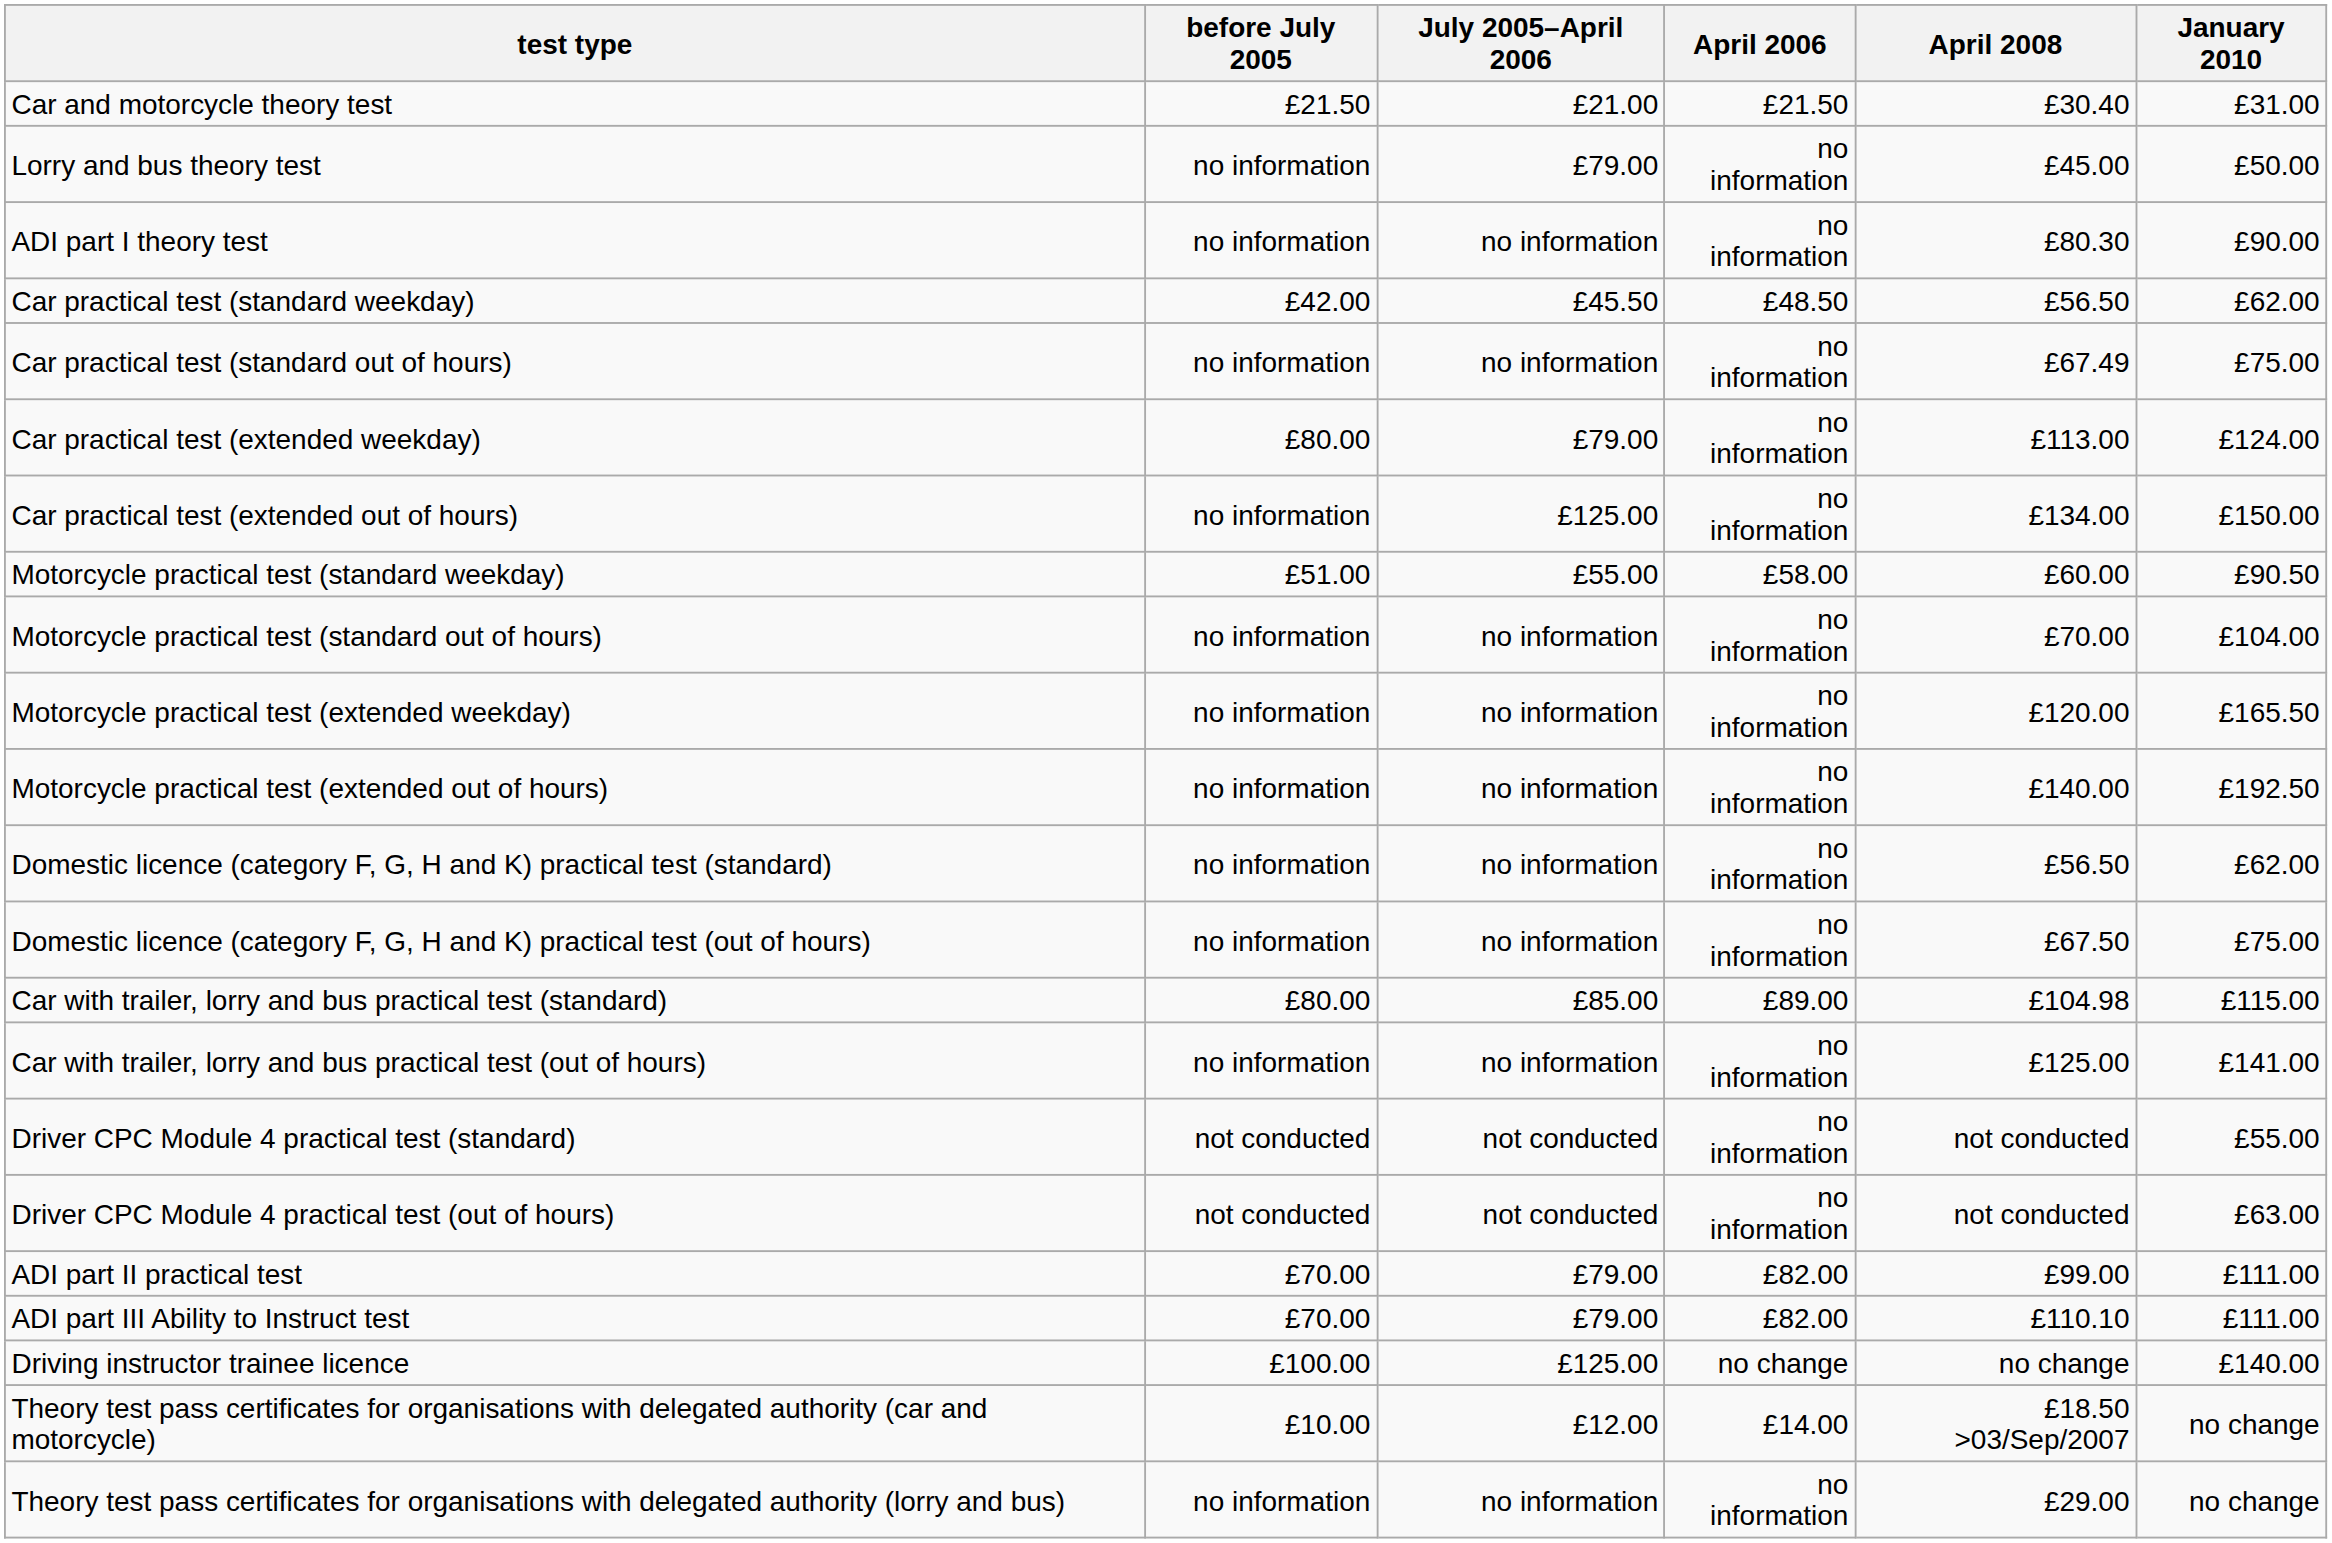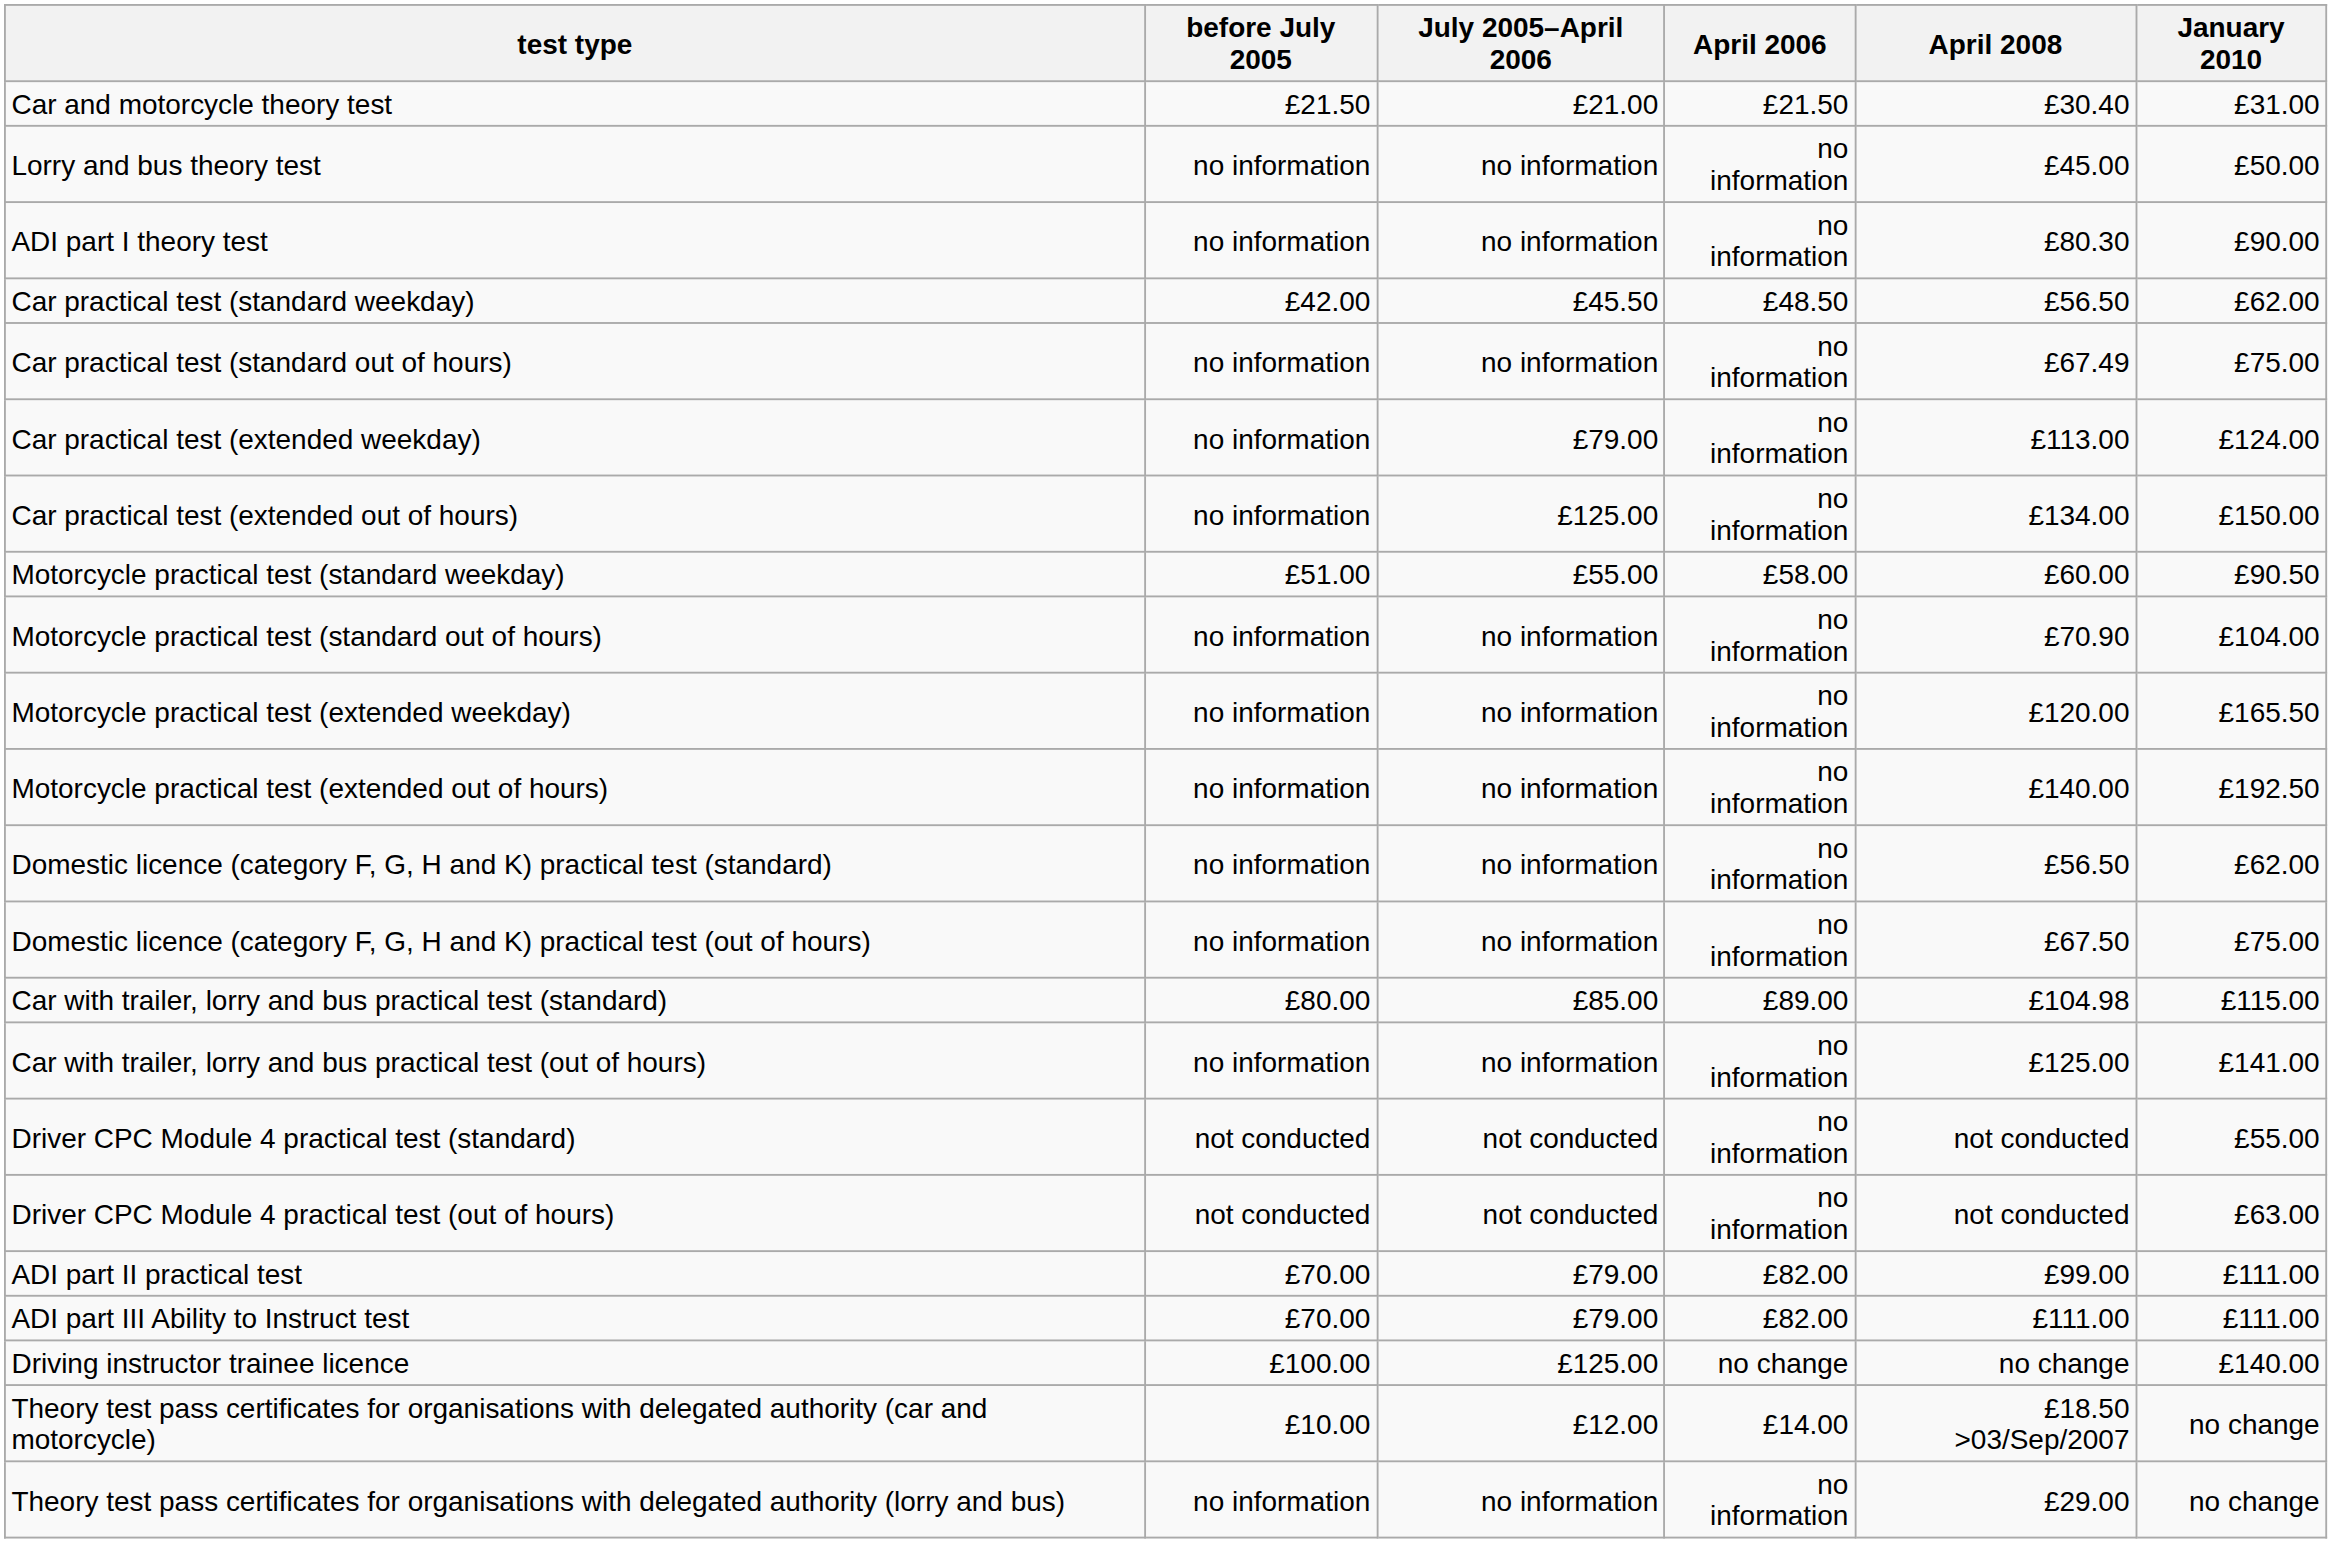(1615, 164) £79.00 -> (1570, 164) no information
(1328, 437) £80.00 -> (1282, 437) no information
(2087, 635) £70.00 -> (2087, 635) £70.90
(2080, 1318) £110.10 -> (2081, 1318) £111.00
